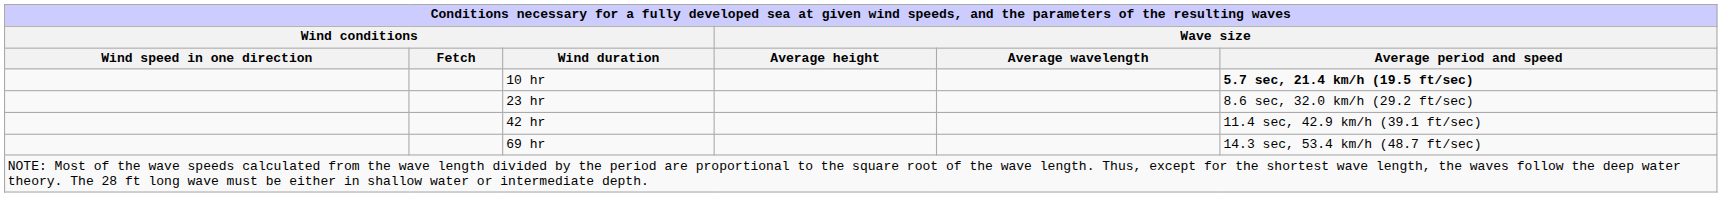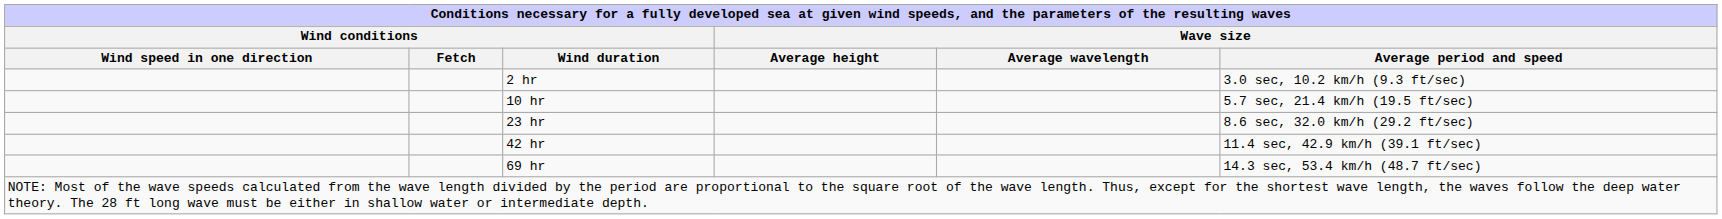+ row: (522, 80)
(1349, 80) bold -> (1349, 102) normal
